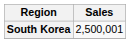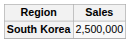(99, 30) 2,500,001 -> (99, 30) 2,500,000
